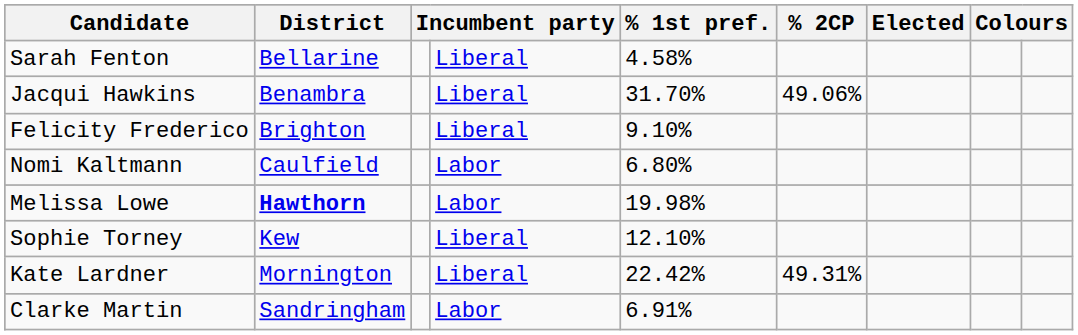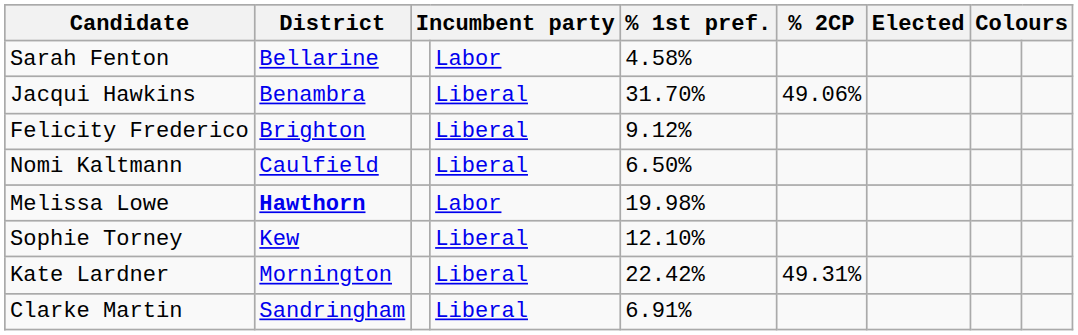(482, 59) Liberal -> (468, 59) Labor
(658, 131) 9.10% -> (658, 131) 9.12%
(468, 167) Labor -> (482, 167) Liberal
(658, 167) 6.80% -> (658, 167) 6.50%
(468, 311) Labor -> (482, 311) Liberal
